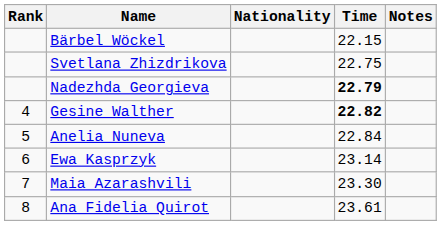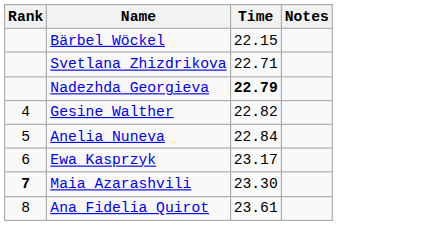- column: (282, 17)
(360, 64) 22.75 -> (256, 64) 22.71
(360, 112) bold -> (256, 112) normal
(360, 160) 23.14 -> (256, 160) 23.17
(26, 184) normal -> (26, 184) bold
